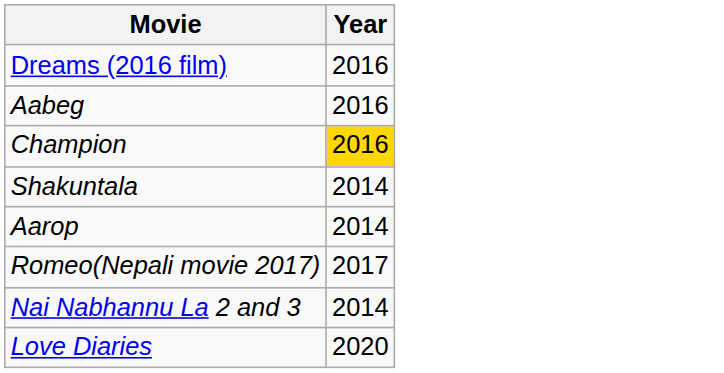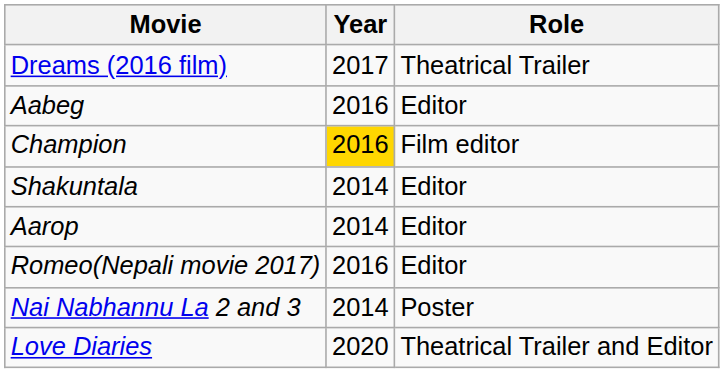+ column: (557, 24)
(360, 65) 2016 -> (360, 65) 2017
(360, 266) 2017 -> (360, 266) 2016
